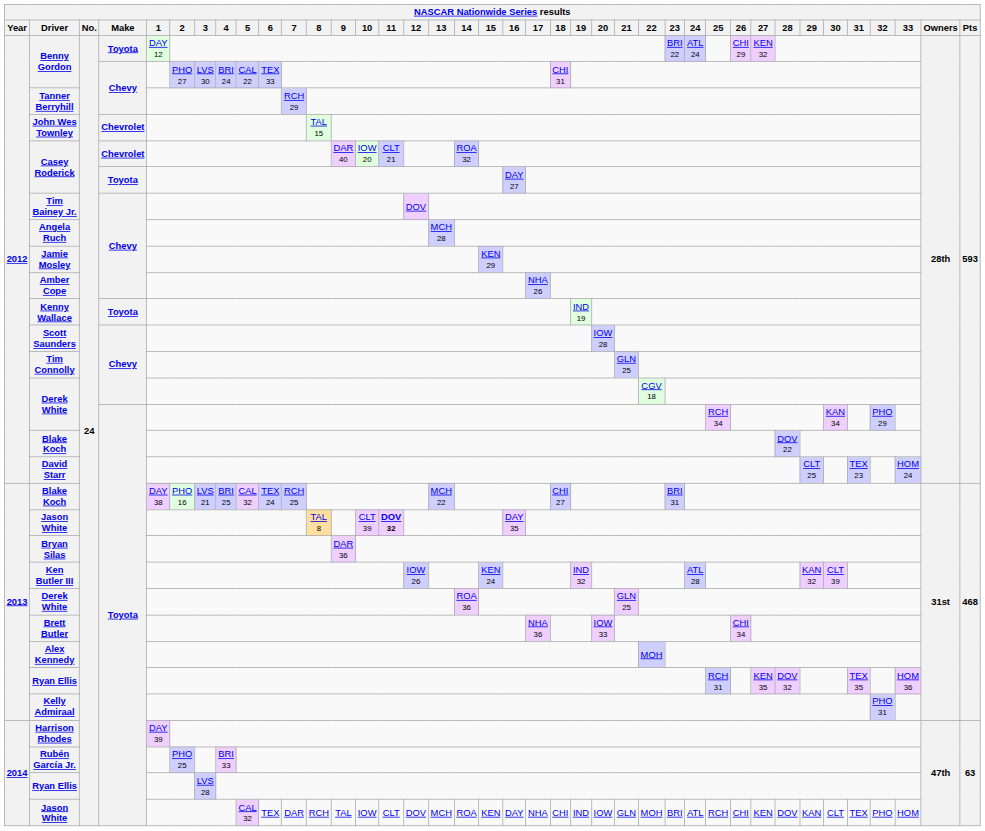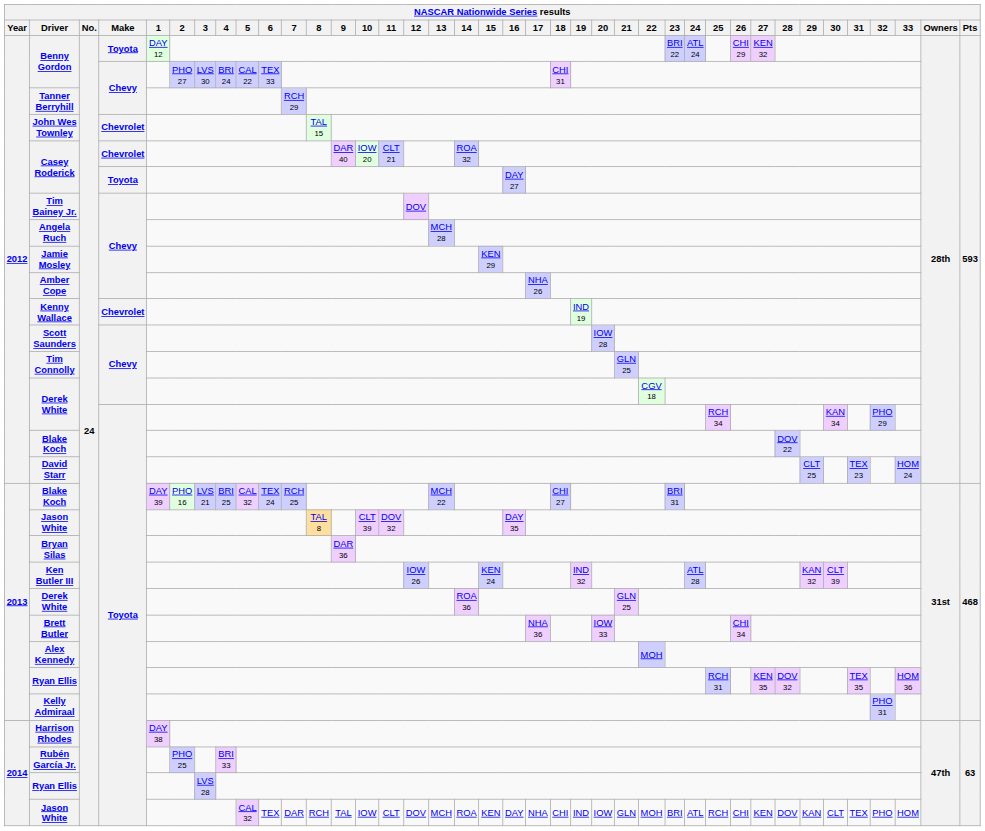(123, 312) Toyota -> (123, 312) Chevrolet
(158, 496) DAY 38 -> (158, 496) DAY 39
(391, 523) bold -> (391, 522) normal
(158, 733) DAY 39 -> (158, 733) DAY 38
